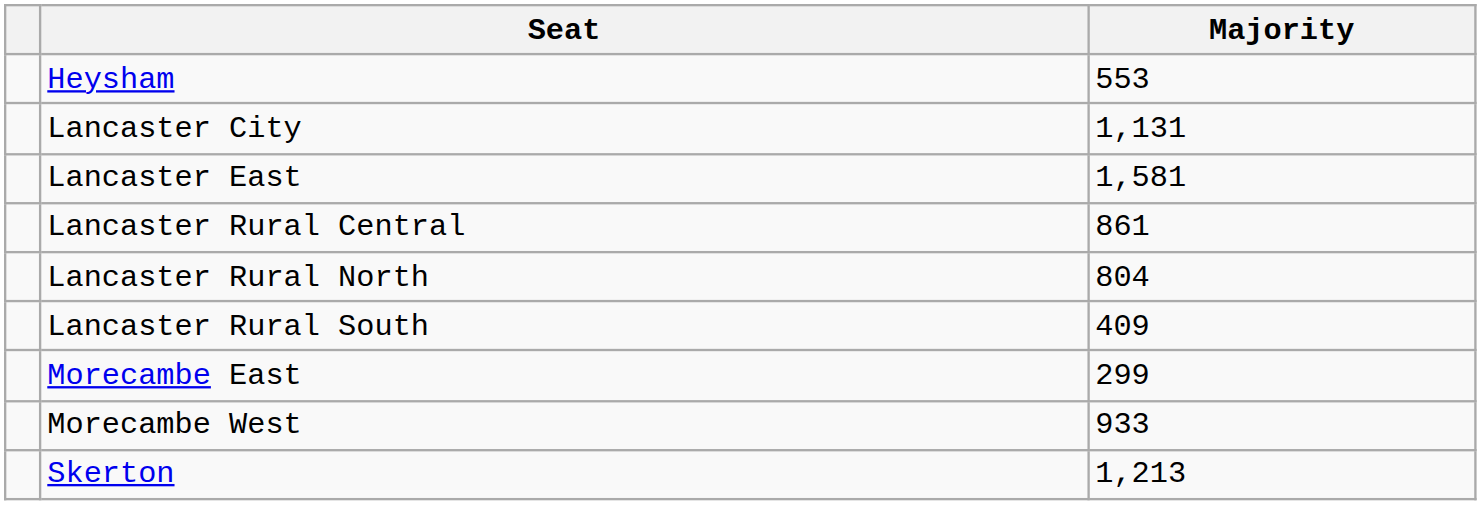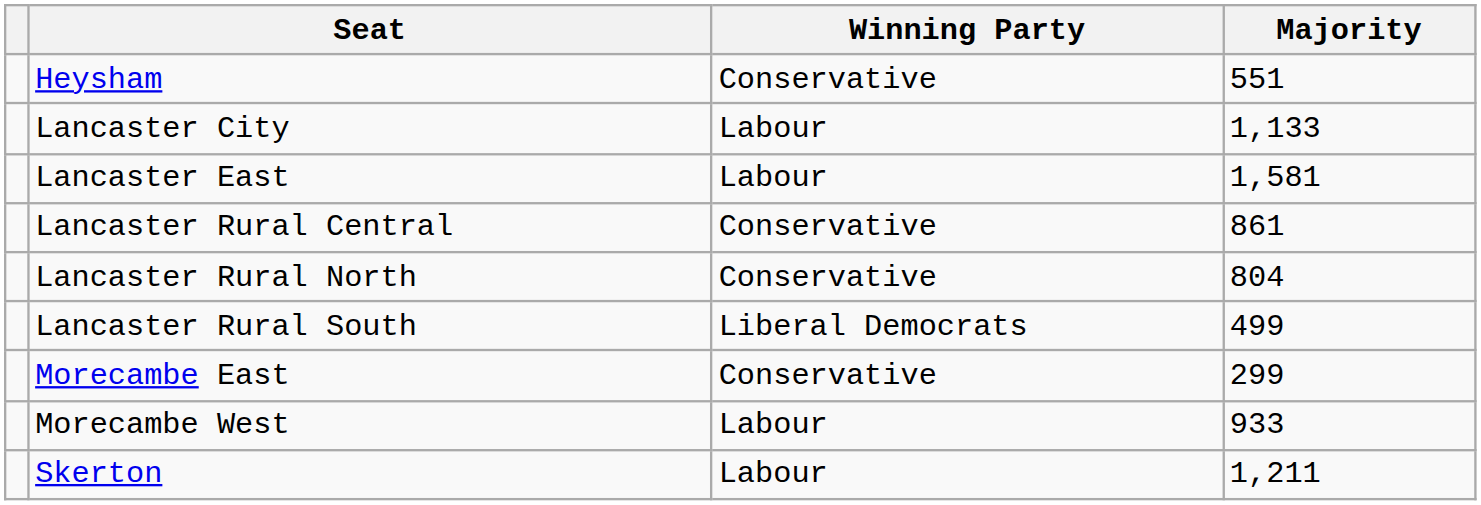+ column: (967, 30)
(1123, 79) 553 -> (1257, 79) 551
(1141, 129) 1,131 -> (1275, 129) 1,133
(1123, 326) 409 -> (1257, 326) 499
(1141, 474) 1,213 -> (1275, 474) 1,211
